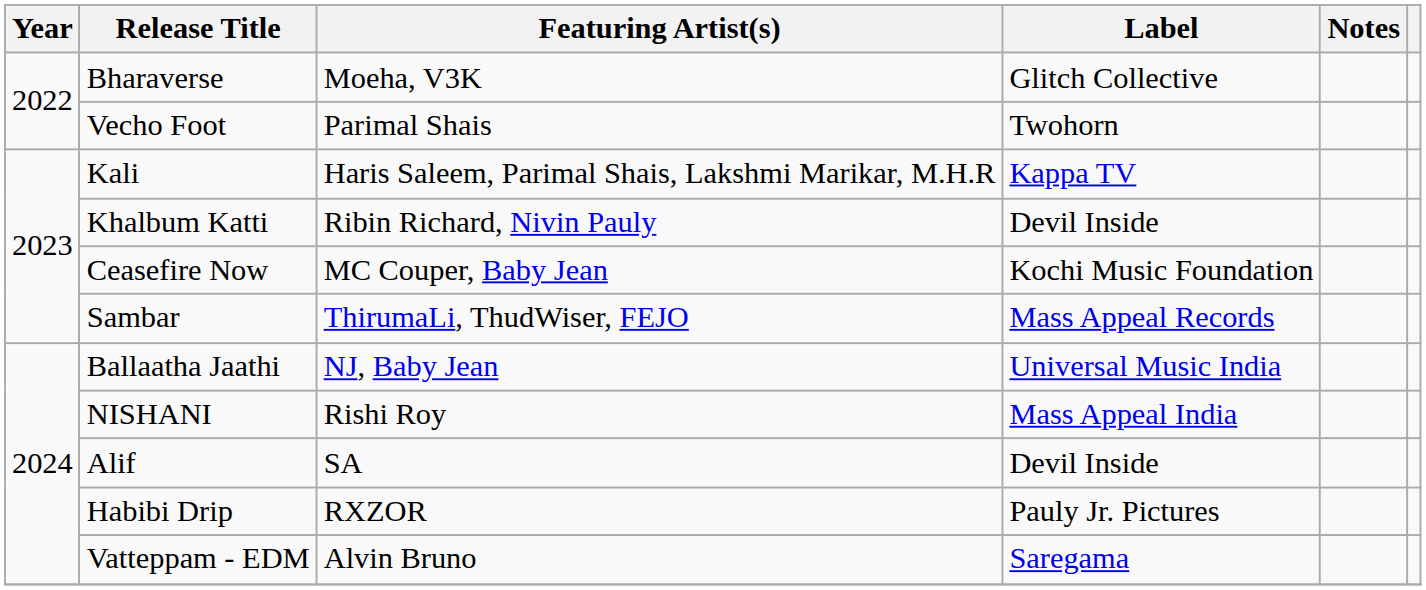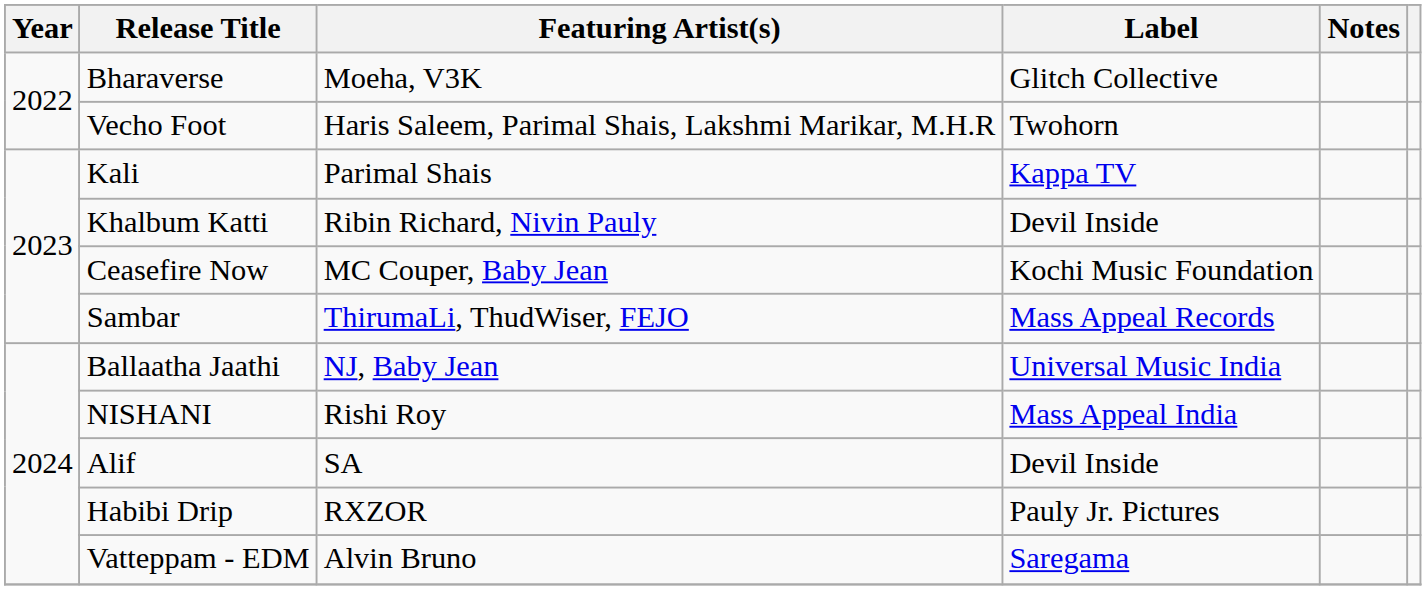(408, 125) Parimal Shais -> (660, 125) Haris Saleem, Parimal Shais, Lakshmi Marikar, M.H.R
(660, 173) Haris Saleem, Parimal Shais, Lakshmi Marikar, M.H.R -> (408, 173) Parimal Shais
